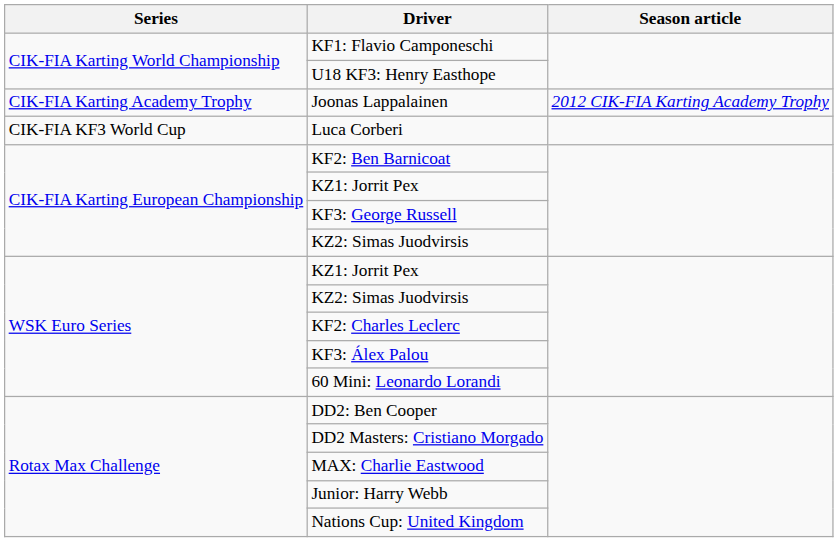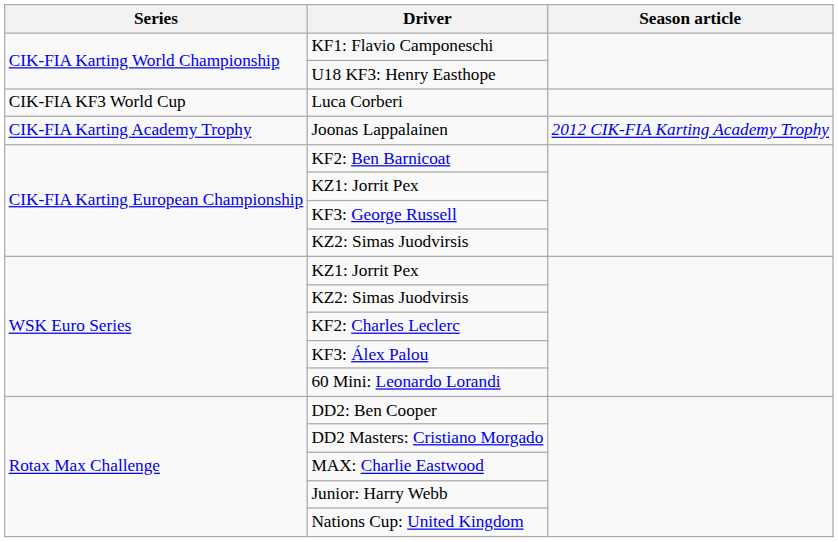rows swapped: (97, 130) <-> (130, 102)
